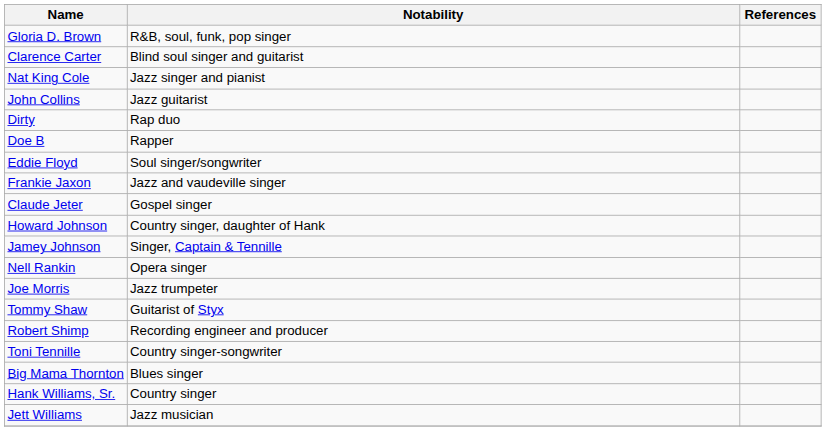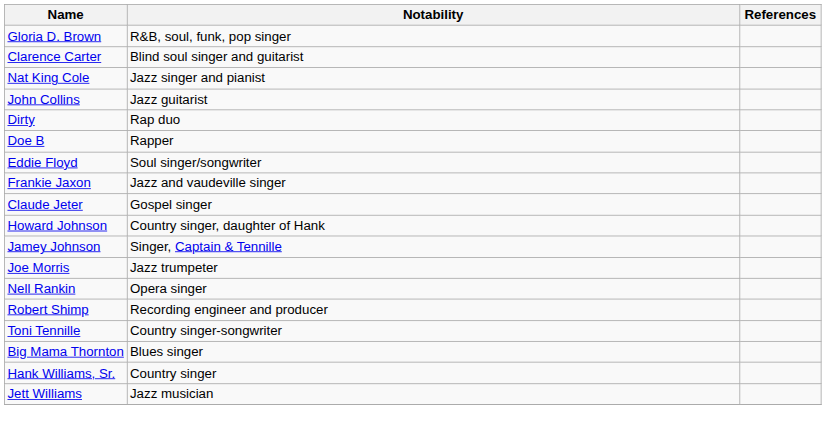rows swapped: (38, 288) <-> (41, 267)
- row: (47, 309)
